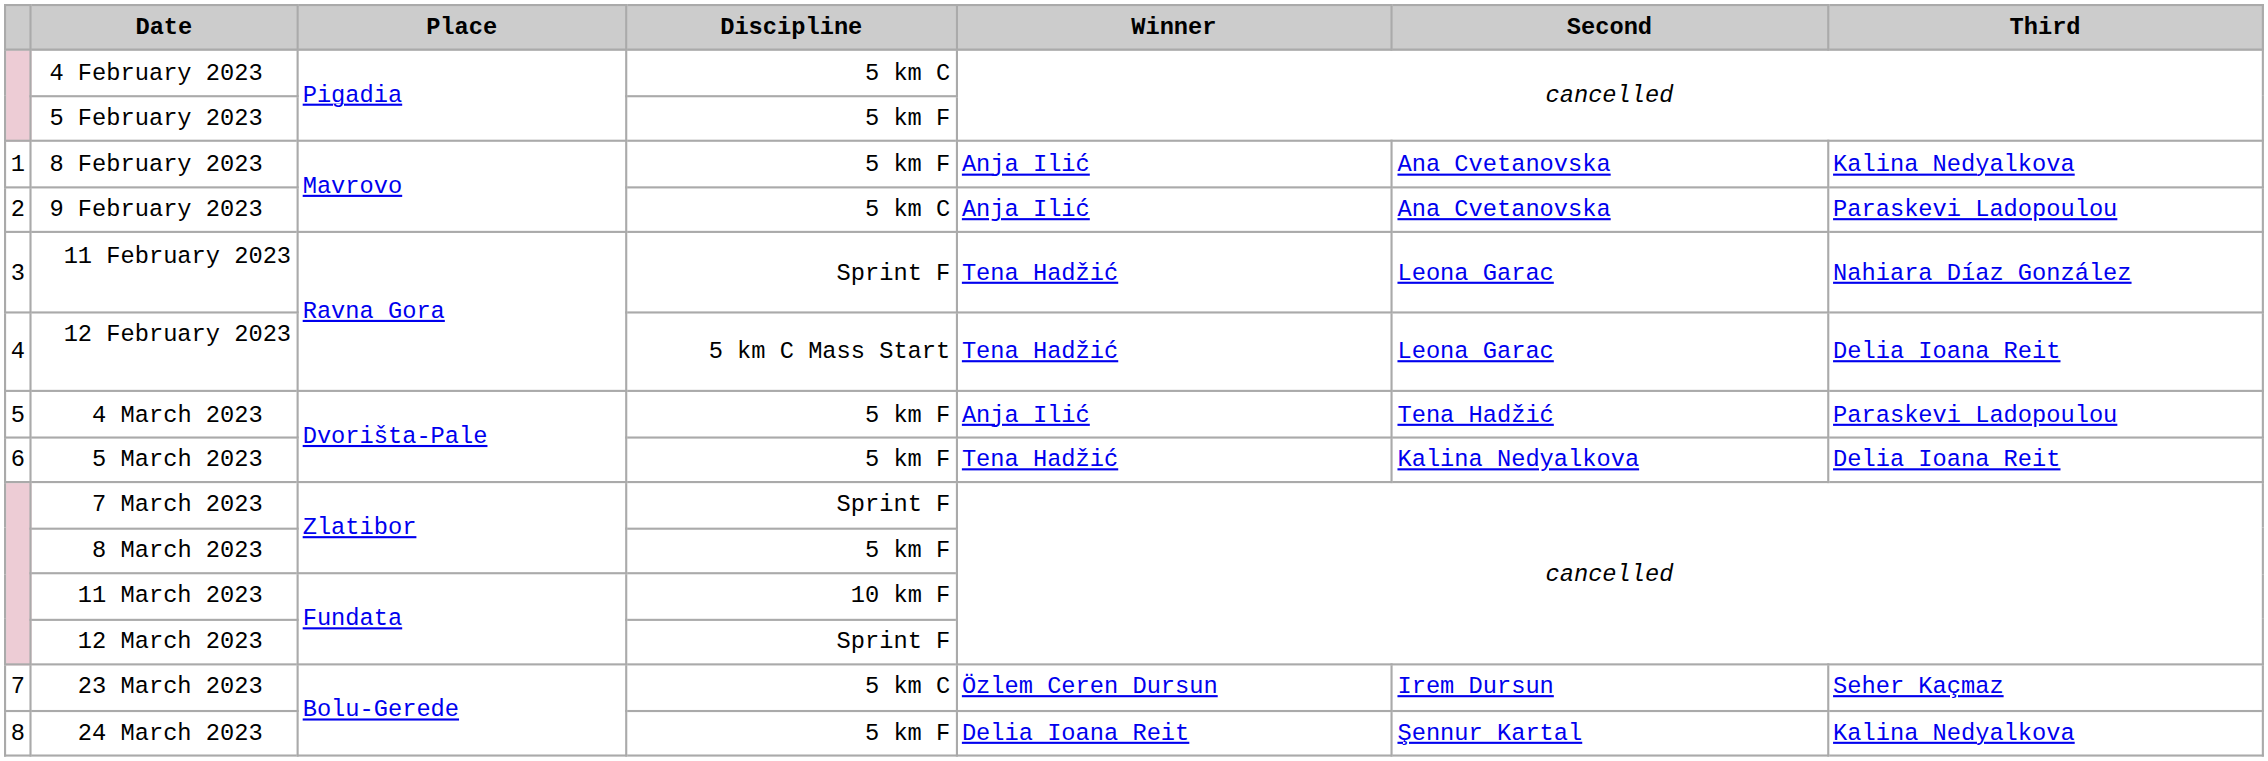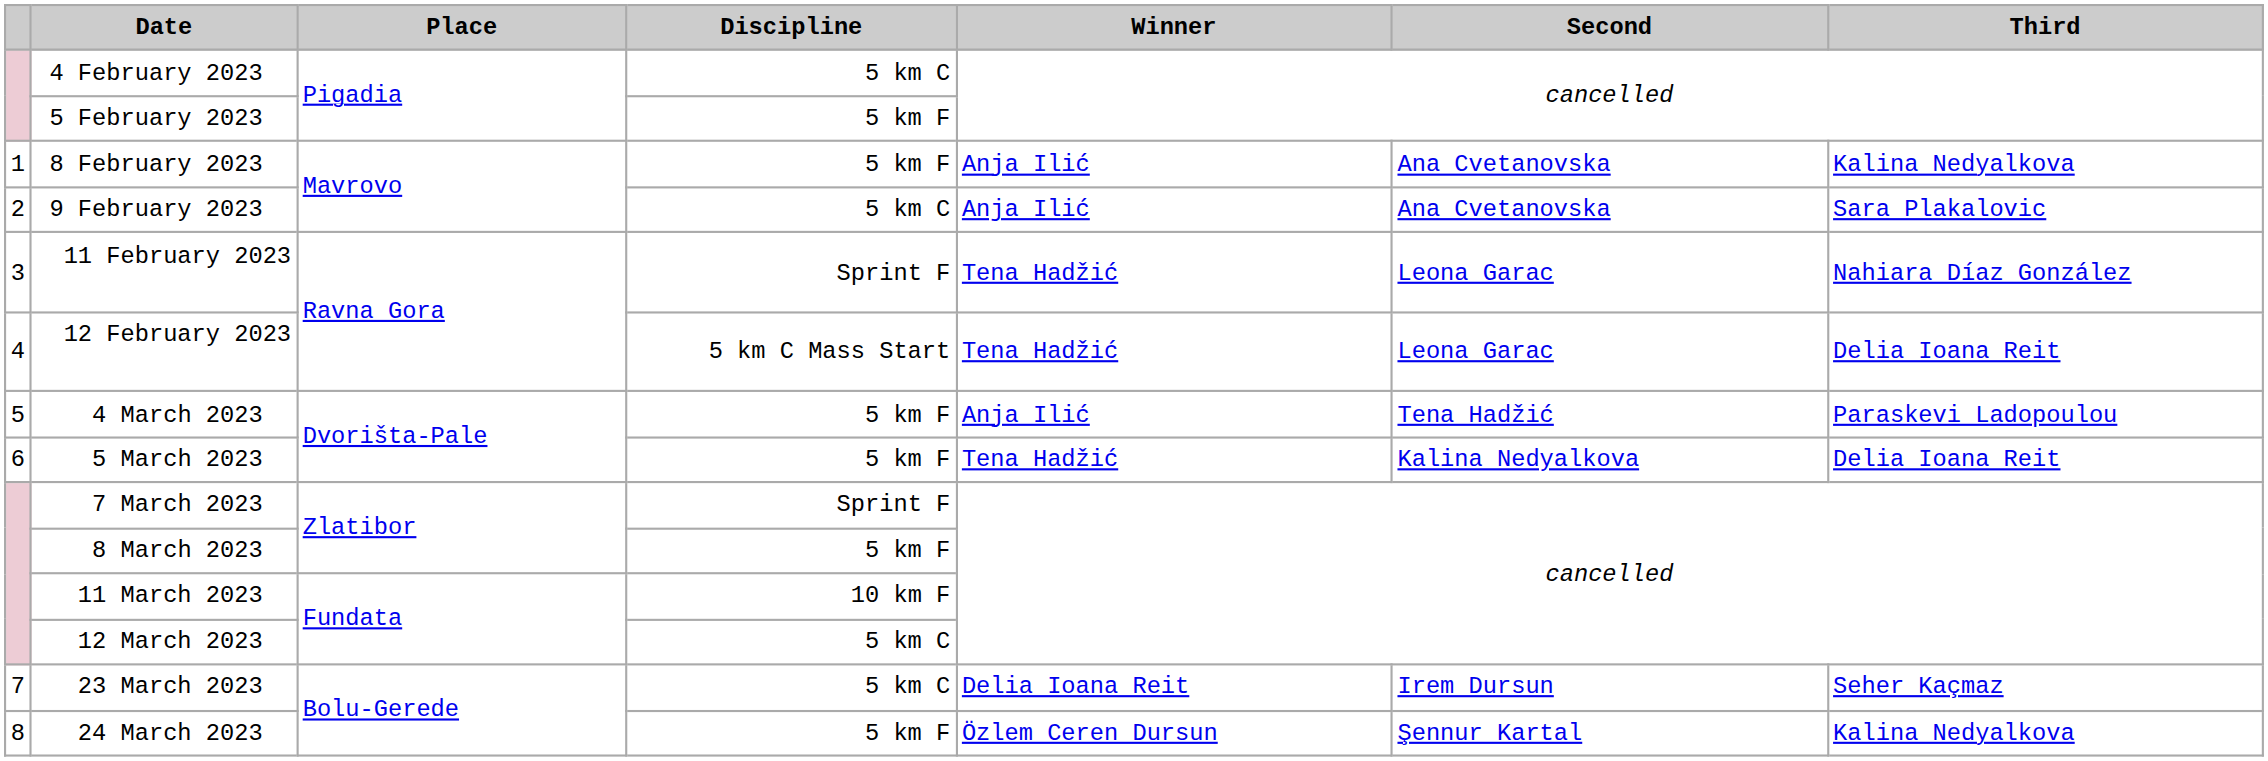(1975, 210) Paraskevi Ladopoulou -> (1940, 210) Sara Plakalovic
(893, 642) Sprint F -> (908, 642) 5 km C
(1090, 688) Özlem Ceren Dursun -> (1076, 688) Delia Ioana Reit
(1076, 733) Delia Ioana Reit -> (1090, 733) Özlem Ceren Dursun
